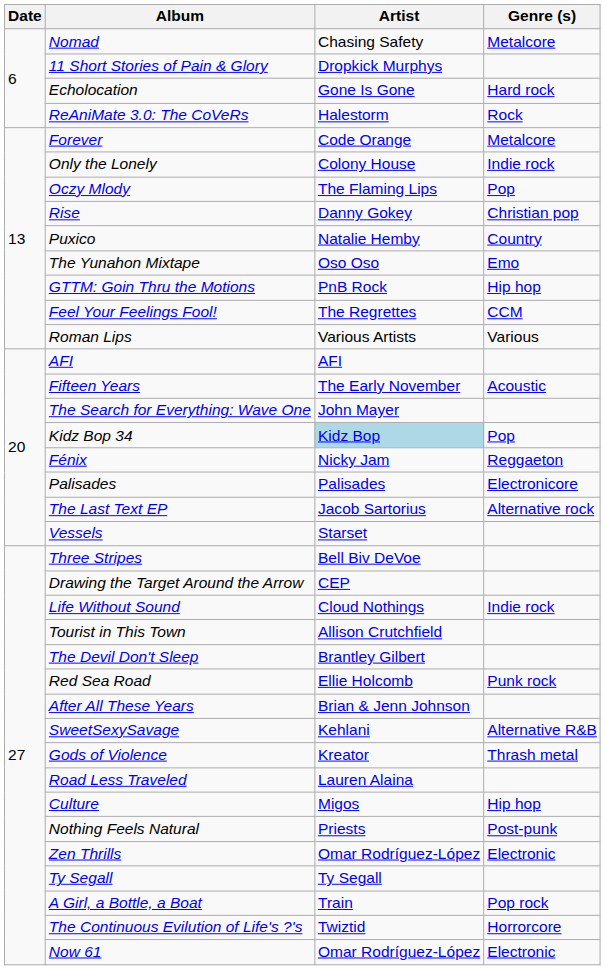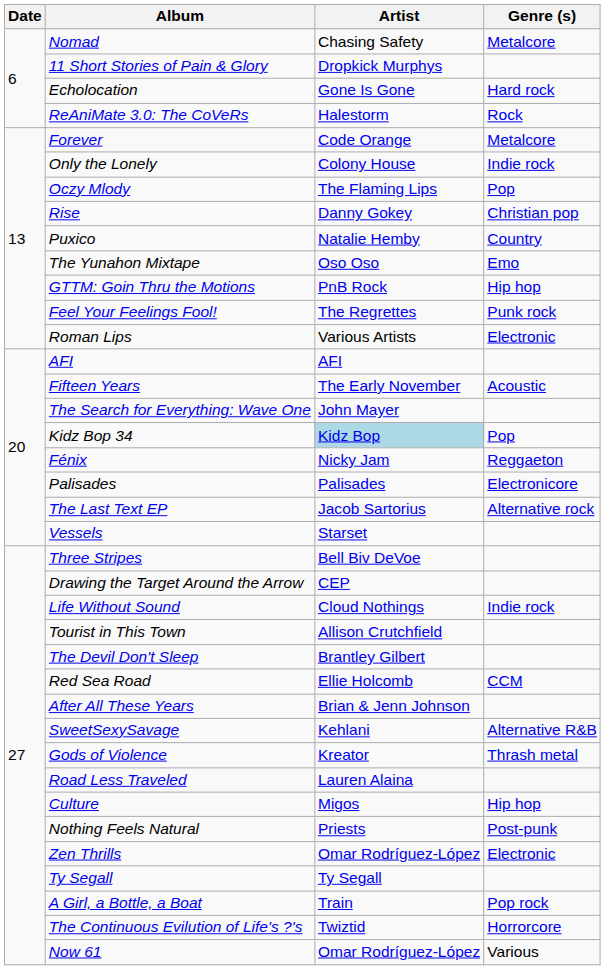(505, 312) CCM -> (522, 312) Punk rock
(513, 336) Various -> (521, 336) Electronic
(522, 681) Punk rock -> (505, 681) CCM
(521, 952) Electronic -> (513, 952) Various
